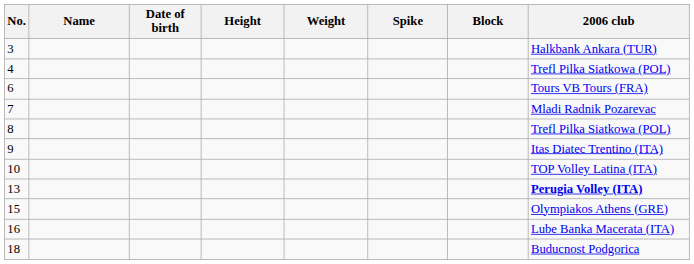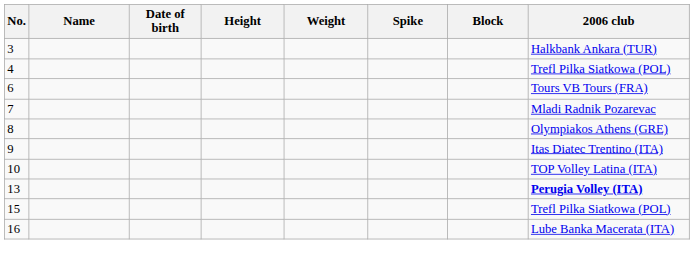(601, 128) Trefl Pilka Siatkowa (POL) -> (599, 128) Olympiakos Athens (GRE)
(599, 209) Olympiakos Athens (GRE) -> (601, 209) Trefl Pilka Siatkowa (POL)
- row: (14, 249)
